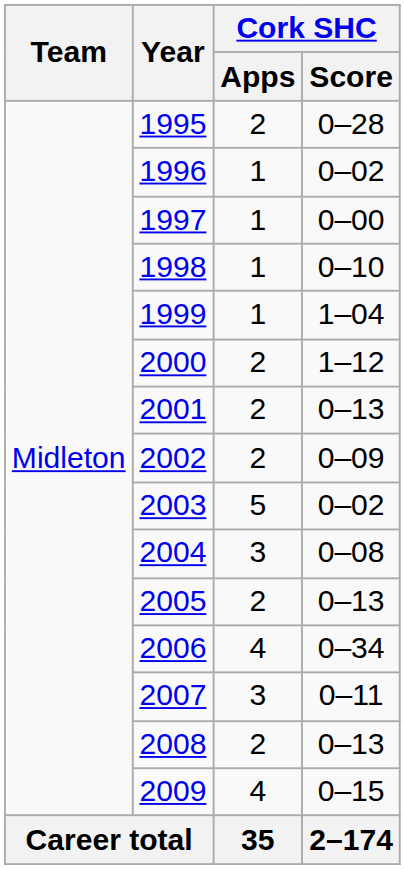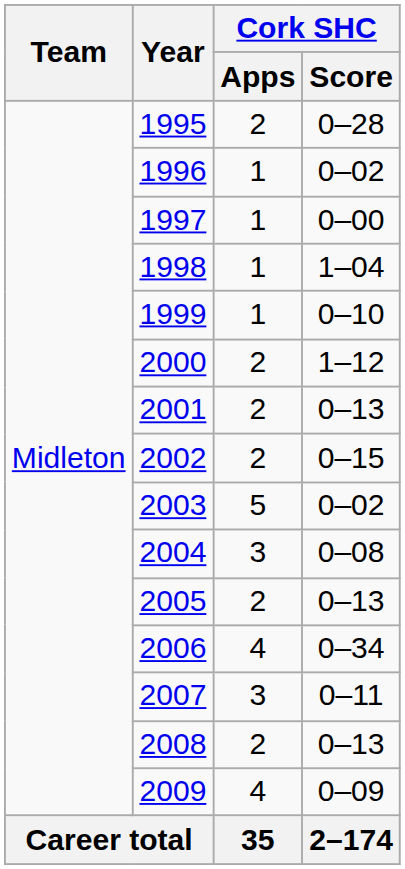(351, 266) 0–10 -> (351, 266) 1–04
(351, 314) 1–04 -> (351, 314) 0–10
(351, 457) 0–09 -> (351, 457) 0–15
(351, 791) 0–15 -> (351, 791) 0–09
